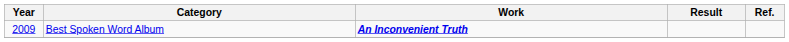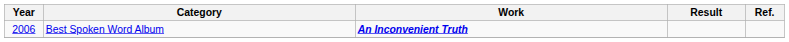(24, 29) 2009 -> (24, 29) 2006
